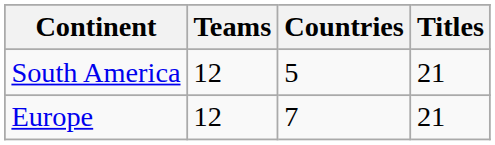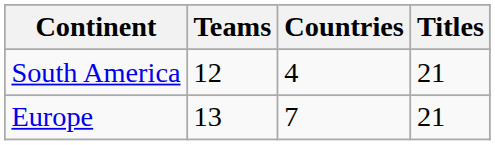(291, 71) 5 -> (291, 71) 4
(208, 116) 12 -> (208, 116) 13
